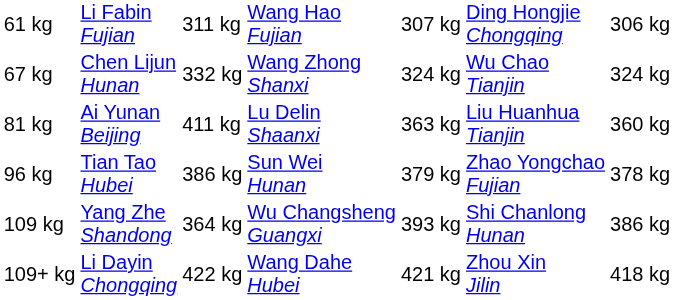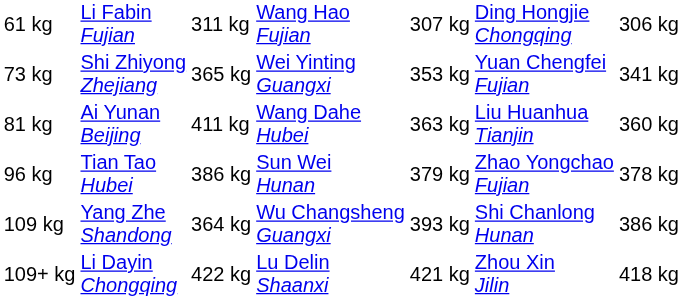- row: (28, 74)
+ row: (28, 74)
(284, 124) Lu Delin Shaanxi -> (309, 124) Wang Dahe Hubei
(300, 274) Wang Dahe Hubei -> (293, 274) Lu Delin Shaanxi
